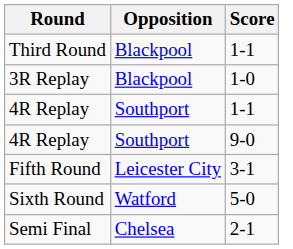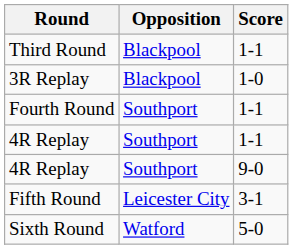+ row: (62, 109)
- row: (50, 229)
